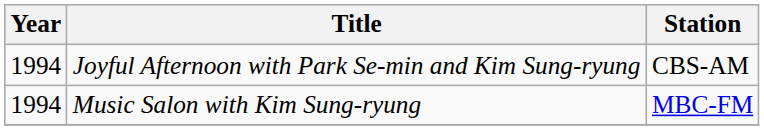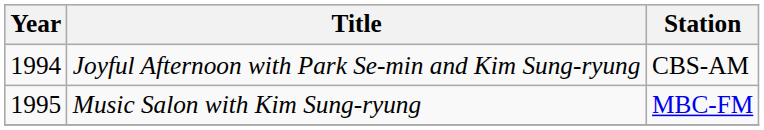(36, 104) 1994 -> (36, 104) 1995
